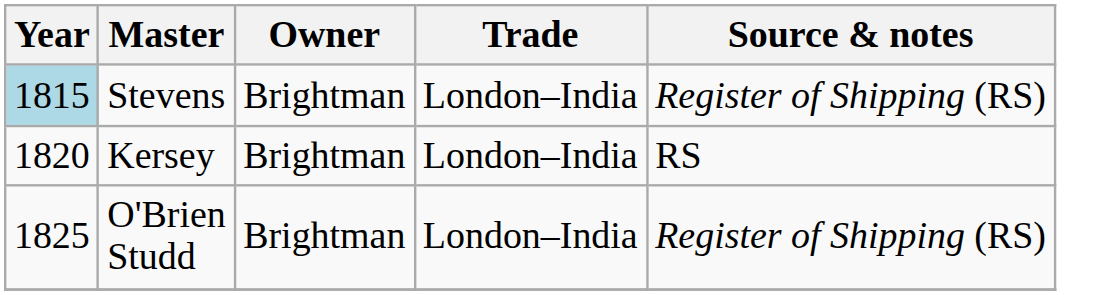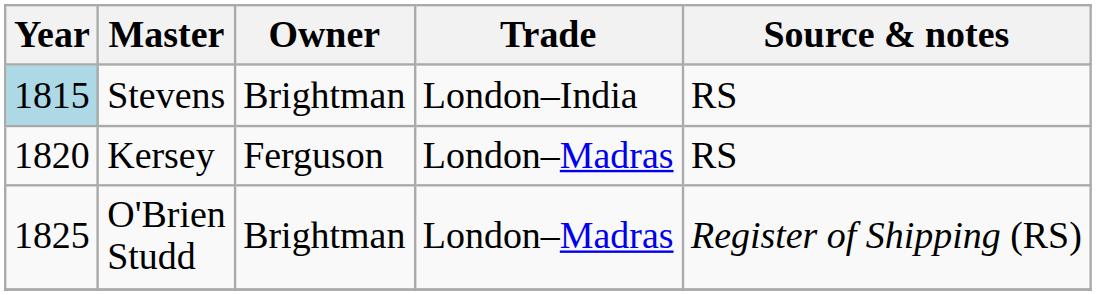(851, 94) Register of Shipping (RS) -> (714, 94) RS
(324, 154) Brightman -> (313, 154) Ferguson
(530, 154) London–India -> (548, 154) London–Madras
(530, 236) London–India -> (548, 236) London–Madras
